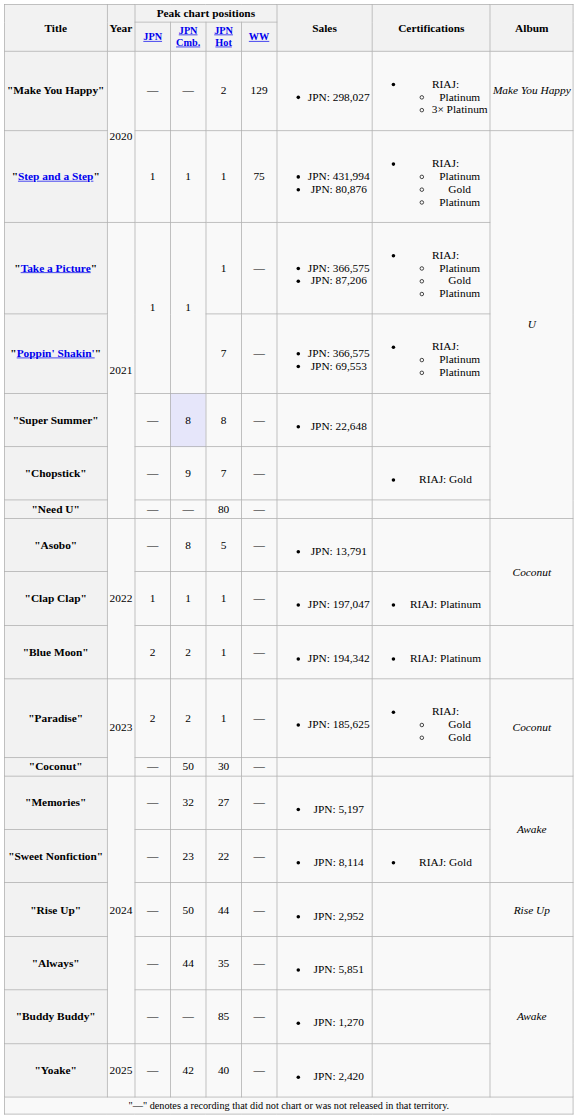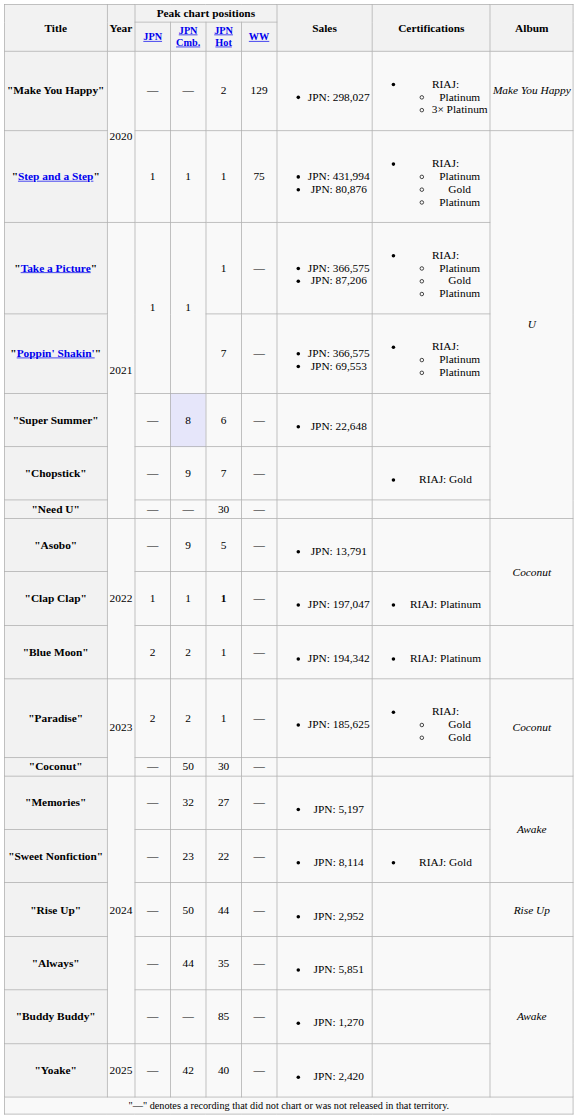(224, 420) 8 -> (224, 420) 6
(224, 509) 80 -> (224, 509) 30
(188, 545) 8 -> (188, 545) 9
(224, 598) normal -> (224, 598) bold
